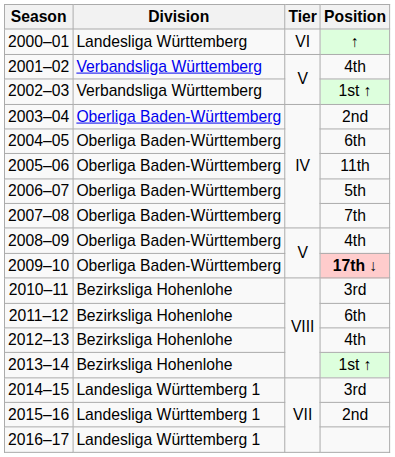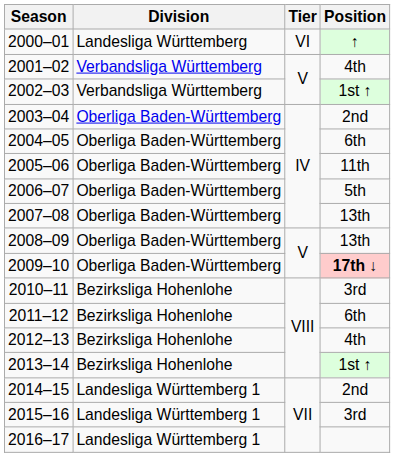(355, 215) 7th -> (355, 215) 13th
(355, 240) 4th -> (355, 240) 13th
(355, 389) 3rd -> (355, 389) 2nd
(355, 414) 2nd -> (355, 414) 3rd
